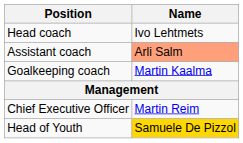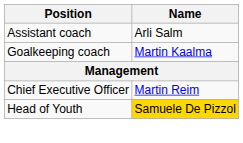- row: (39, 33)
(159, 52) lightsalmon background -> (159, 33) no background
